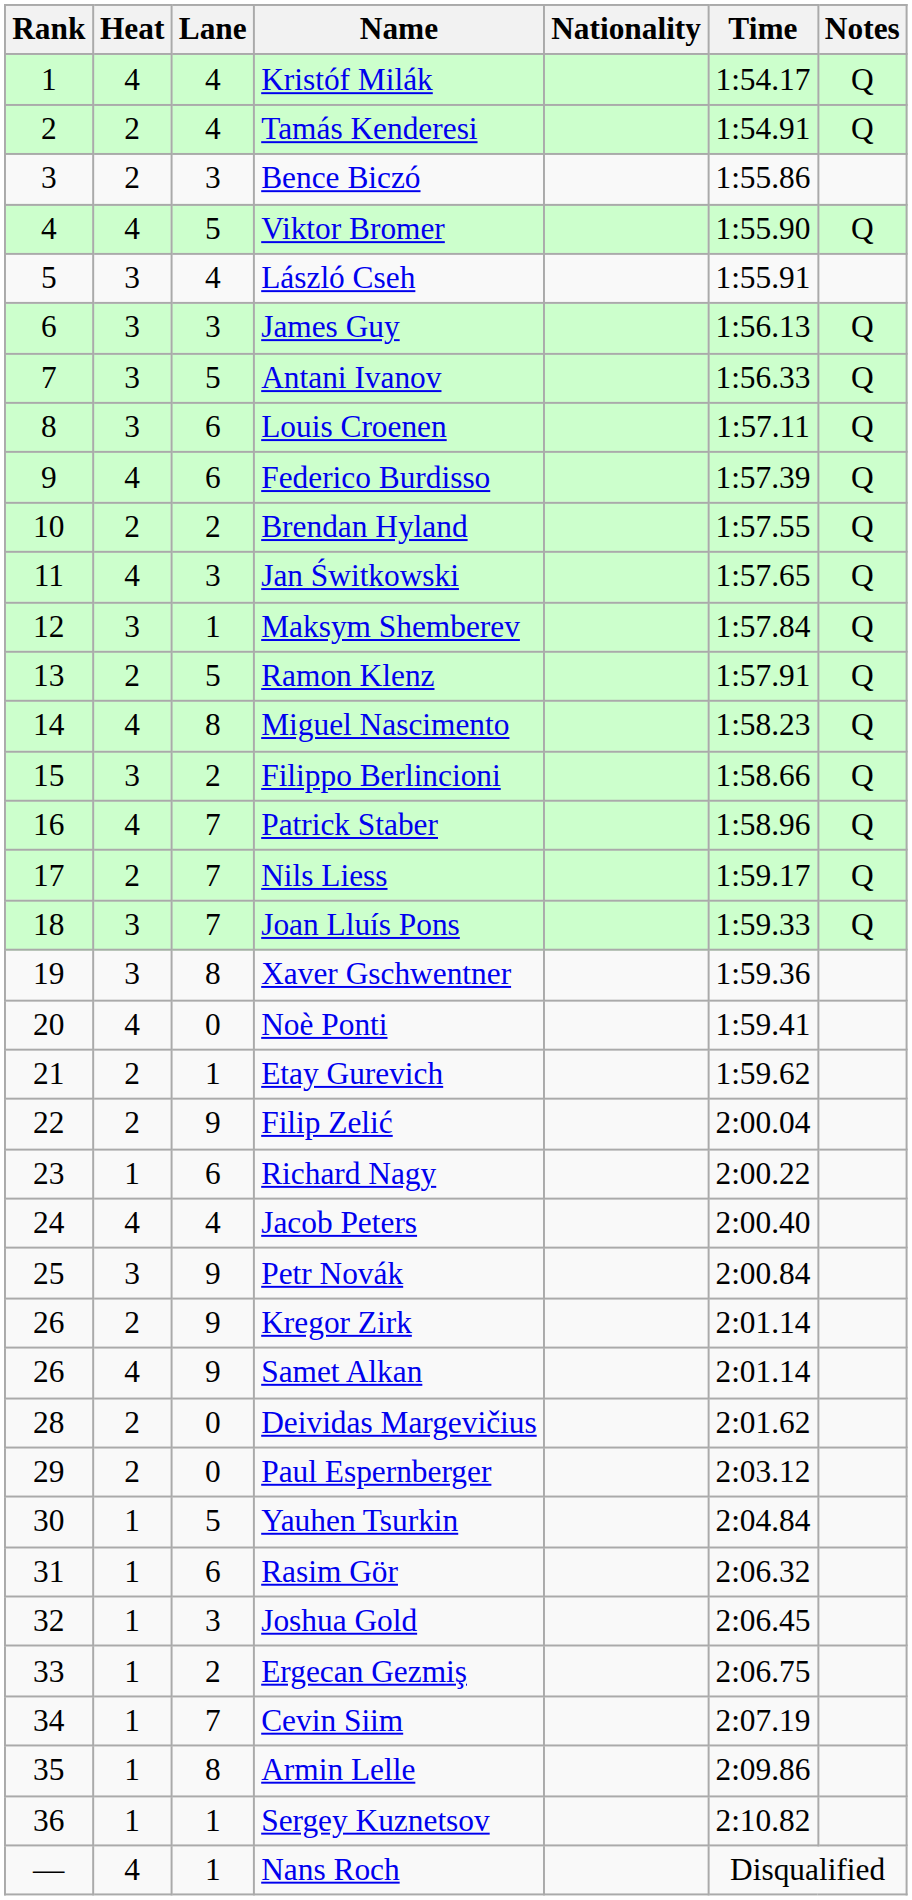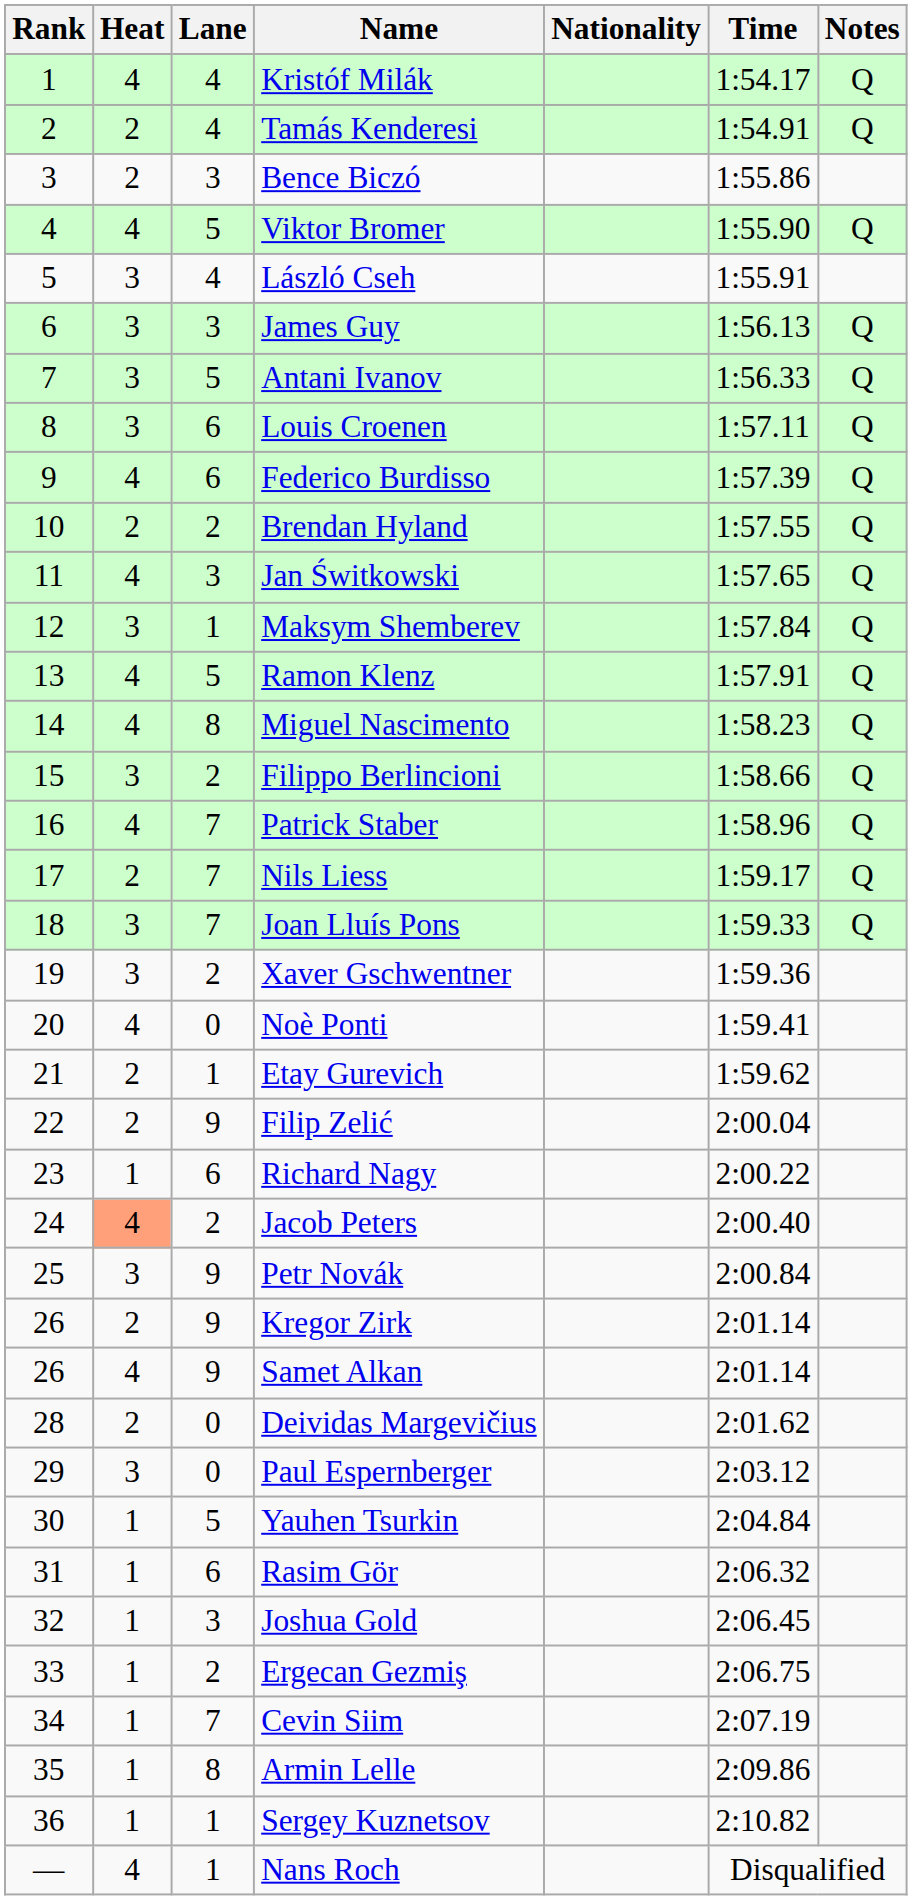(132, 675) 2 -> (132, 675) 4
(213, 974) 8 -> (213, 974) 2
(132, 1223) no background -> (132, 1223) lightsalmon background
(213, 1223) 4 -> (213, 1223) 2
(132, 1471) 2 -> (132, 1471) 3
